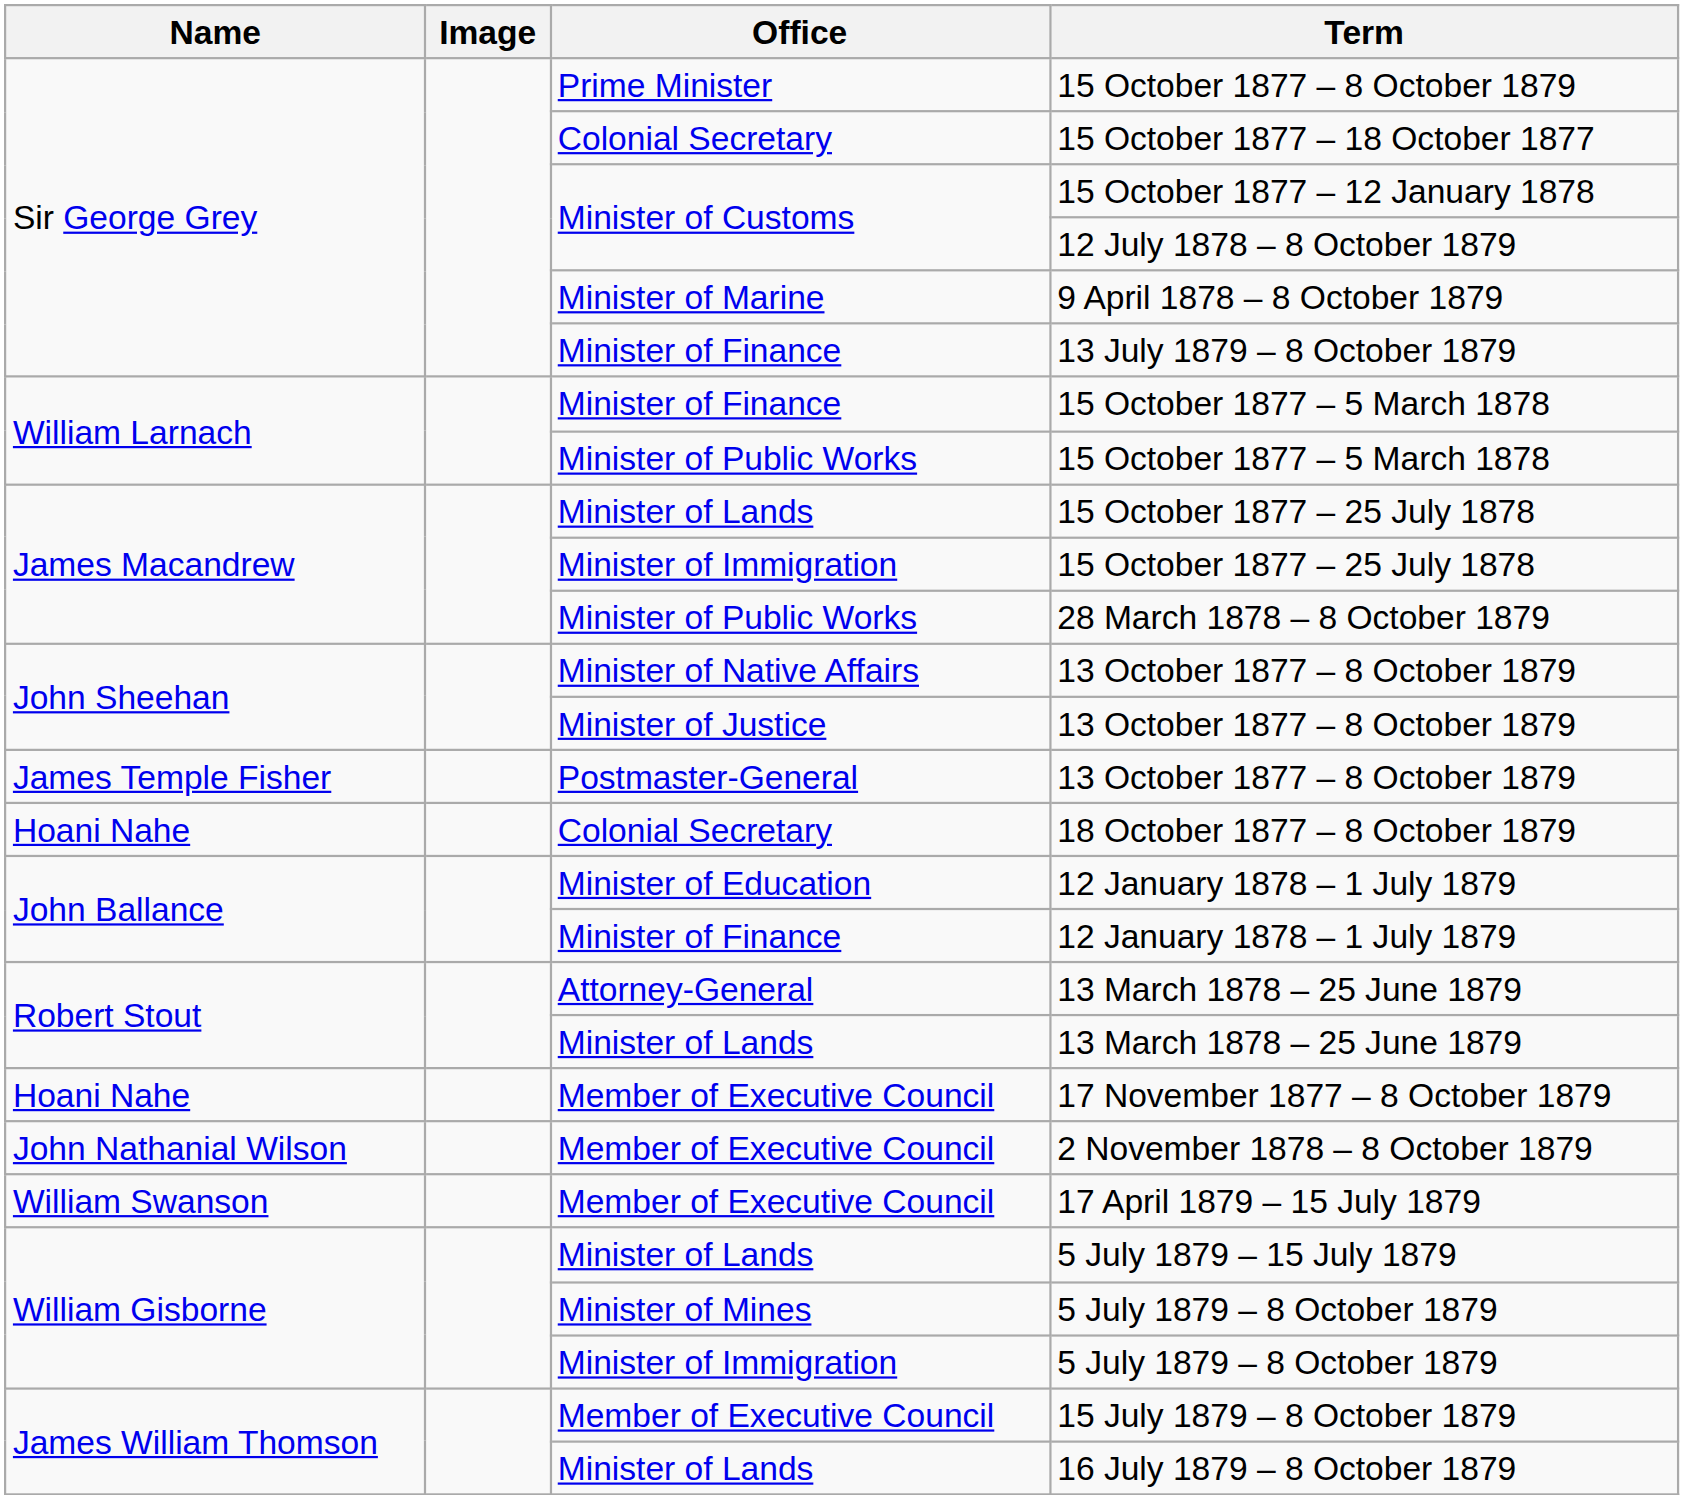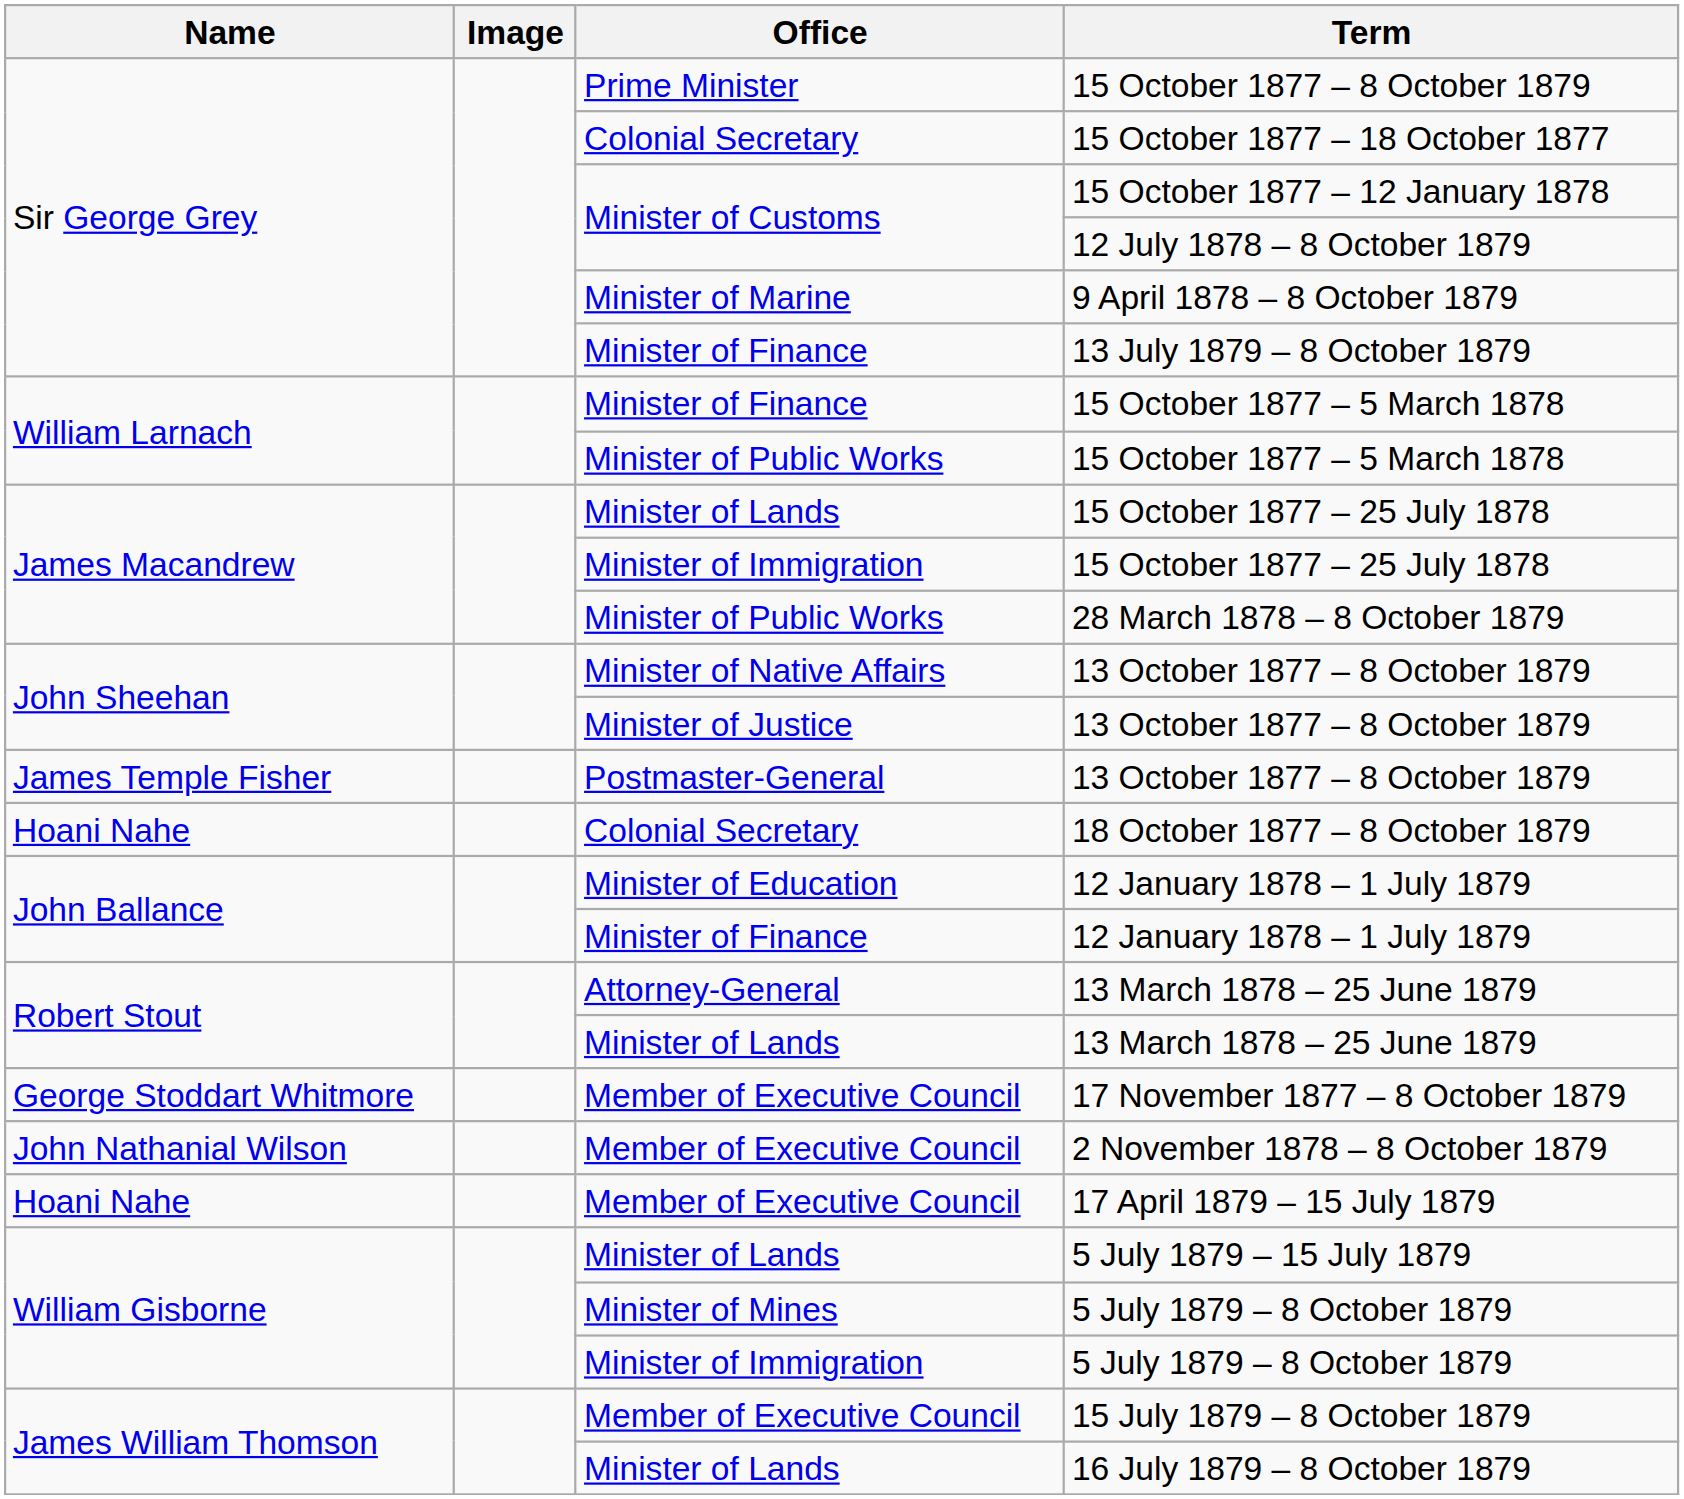(102, 1095) Hoani Nahe -> (213, 1095) George Stoddart Whitmore
(141, 1202) William Swanson -> (102, 1202) Hoani Nahe
